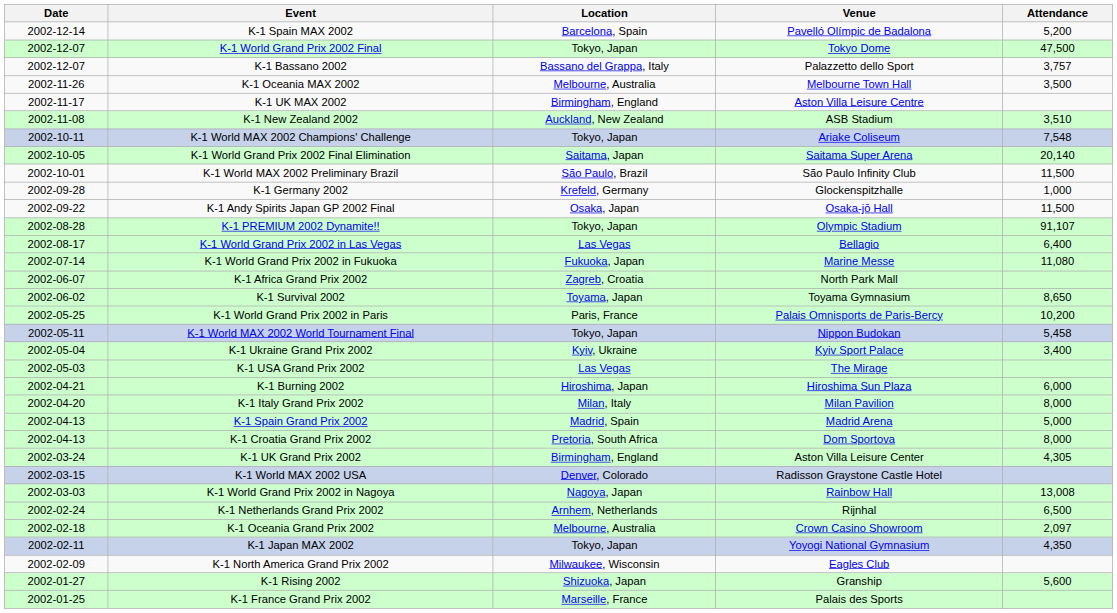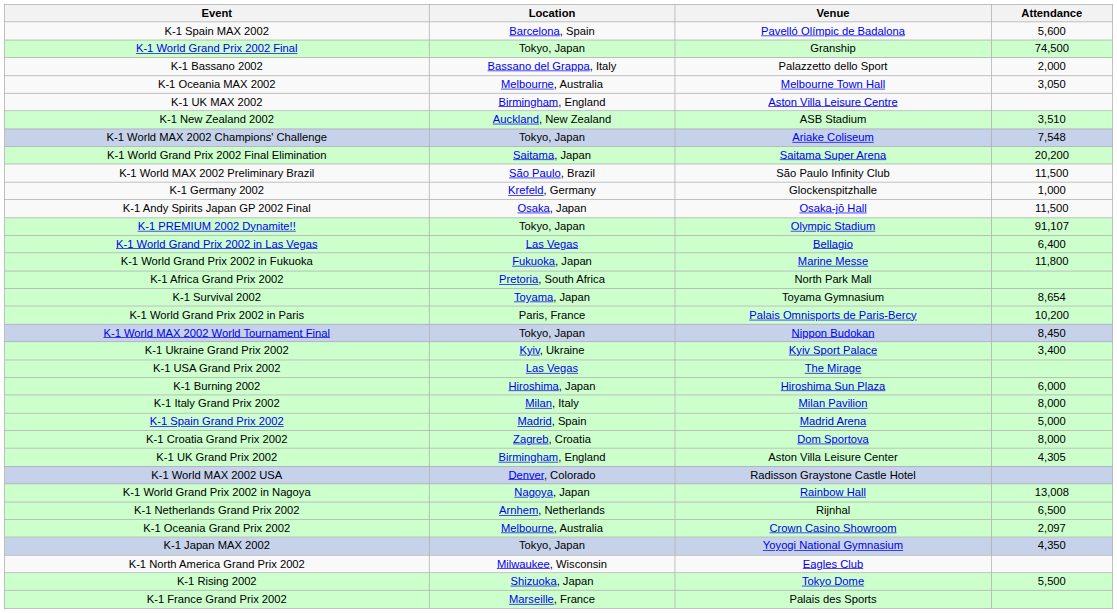- column: (56, 13)
(1057, 31) 5,200 -> (1052, 31) 5,600
(859, 48) Tokyo Dome -> (833, 48) Granship
(1057, 48) 47,500 -> (1052, 48) 74,500
(1057, 66) 3,757 -> (1052, 66) 2,000
(1057, 84) 3,500 -> (1052, 84) 3,050
(1057, 155) 20,140 -> (1052, 155) 20,200
(1057, 262) 11,080 -> (1052, 262) 11,800
(604, 279) Zagreb, Croatia -> (552, 279) Pretoria, South Africa
(1057, 297) 8,650 -> (1052, 297) 8,654
(1057, 333) 5,458 -> (1052, 333) 8,450
(604, 439) Pretoria, South Africa -> (552, 439) Zagreb, Croatia
(859, 581) Granship -> (833, 581) Tokyo Dome
(1057, 581) 5,600 -> (1052, 581) 5,500
